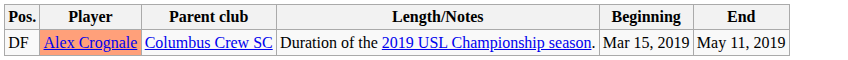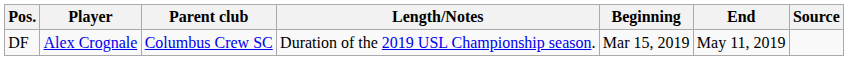+ column: (816, 17)
(90, 42) lightsalmon background -> (90, 42) no background
